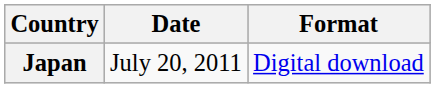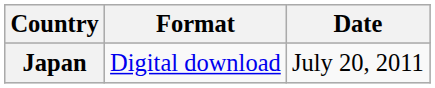columns swapped: (176, 23) <-> (338, 23)
